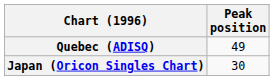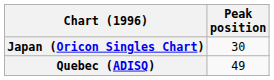rows swapped: (106, 66) <-> (106, 47)
